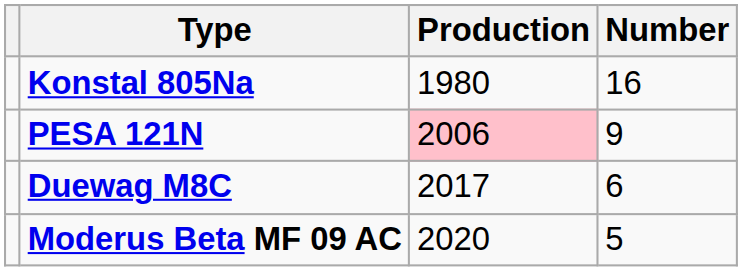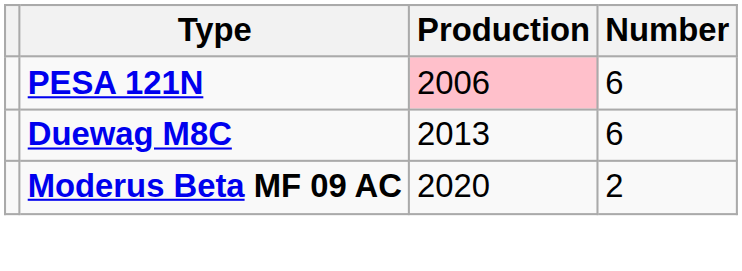- row: (141, 82)
(614, 134) 9 -> (614, 82) 6
(454, 186) 2017 -> (454, 134) 2013
(614, 238) 5 -> (614, 186) 2
